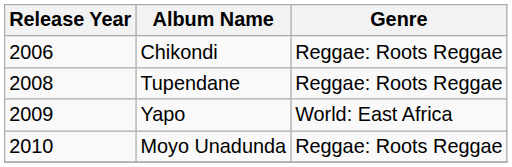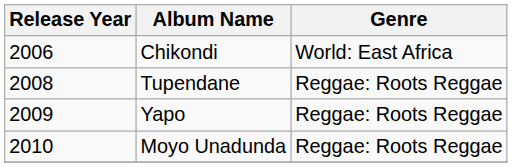(399, 51) Reggae: Roots Reggae -> (374, 51) World: East Africa
(374, 114) World: East Africa -> (399, 114) Reggae: Roots Reggae
